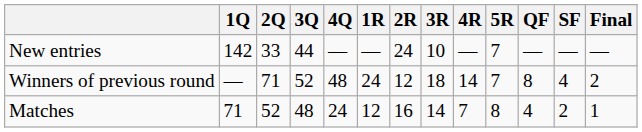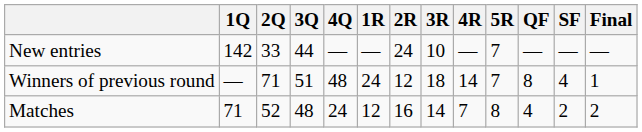(304, 80) 52 -> (304, 80) 51
(594, 80) 2 -> (594, 80) 1
(594, 111) 1 -> (594, 111) 2
